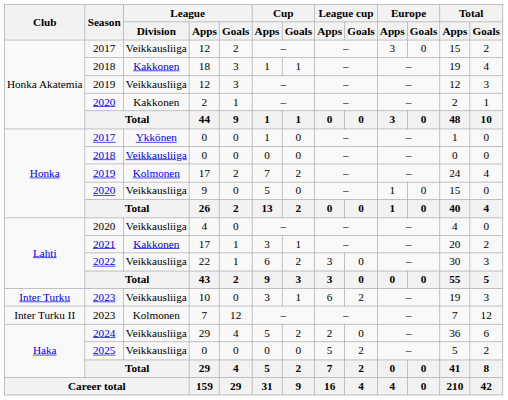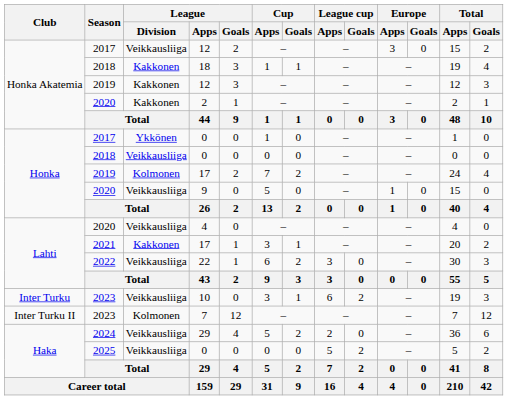(156, 84) Veikkausliiga -> (156, 84) Kakkonen
